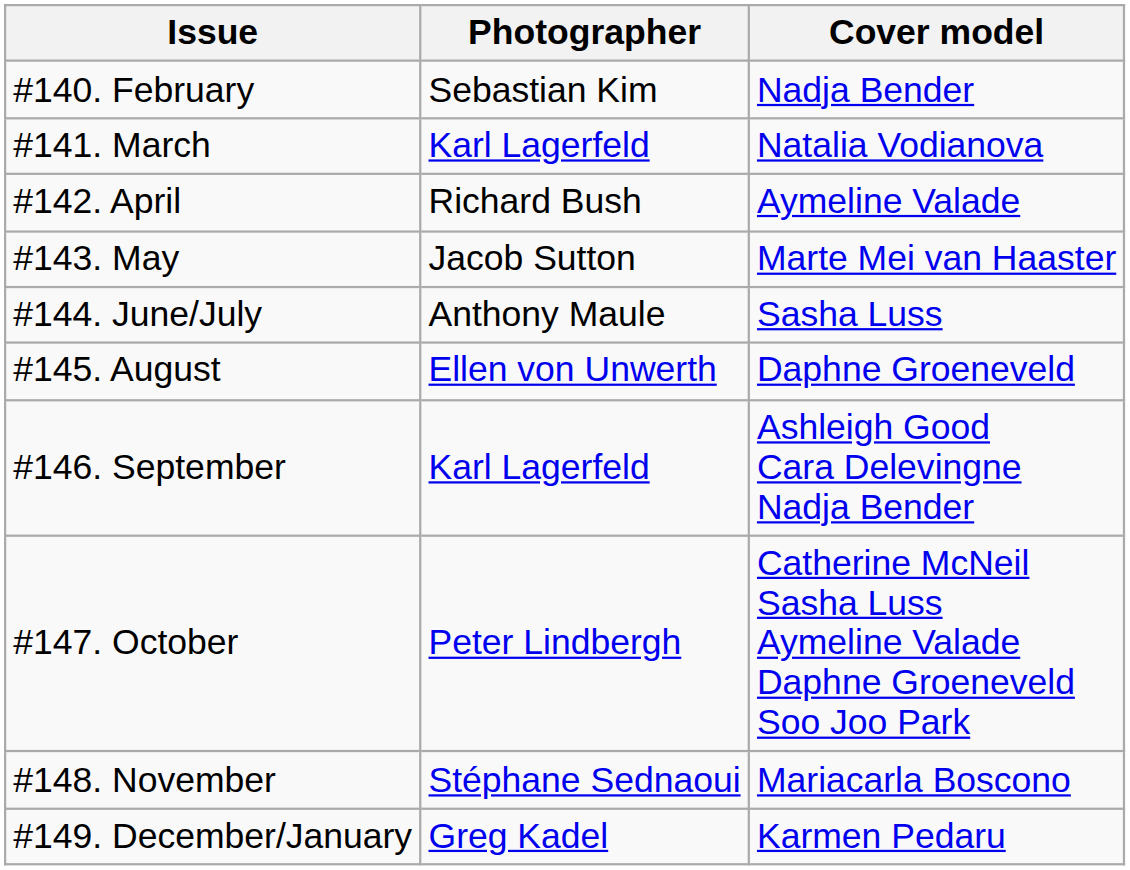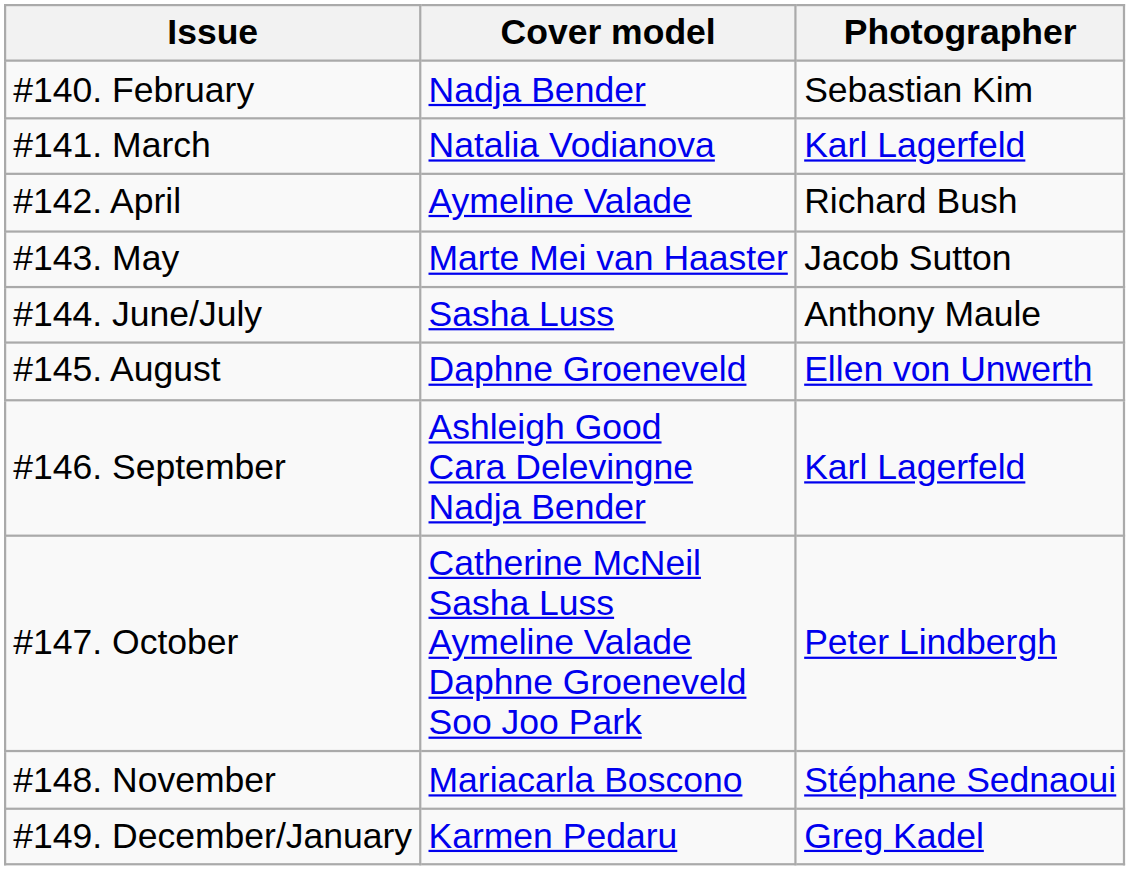columns swapped: (937, 32) <-> (585, 32)
